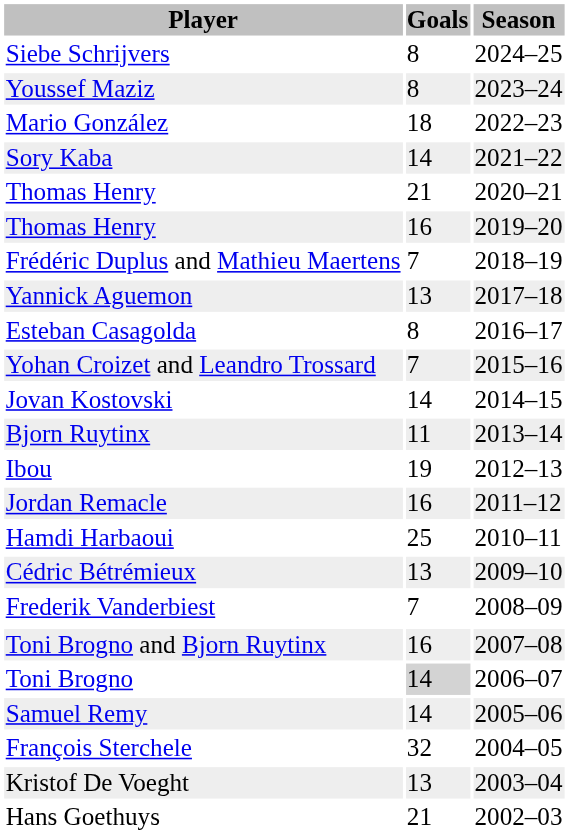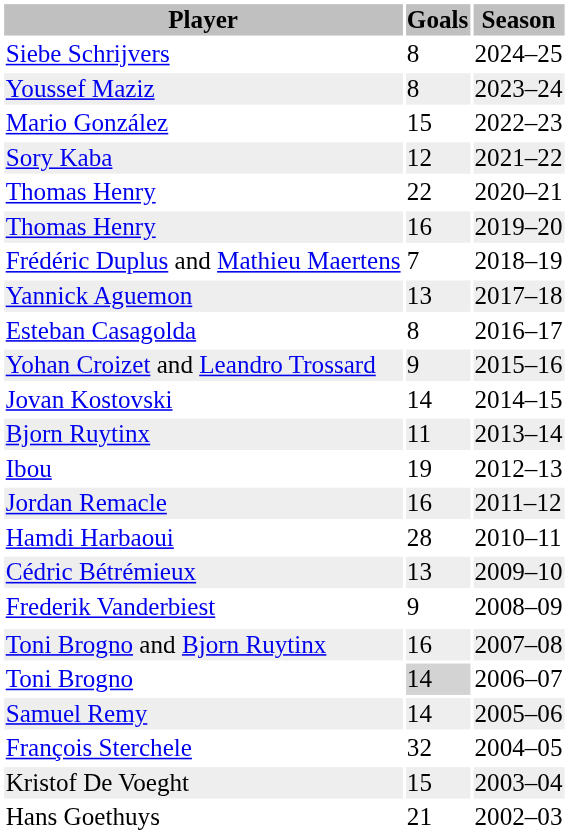(419, 123) 18 -> (419, 123) 15
(419, 157) 14 -> (419, 157) 12
(419, 192) 21 -> (419, 192) 22
(413, 364) 7 -> (413, 364) 9
(419, 537) 25 -> (419, 537) 28
(413, 606) 7 -> (413, 606) 9
(419, 782) 13 -> (419, 782) 15
